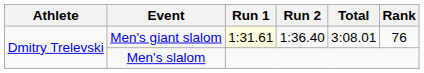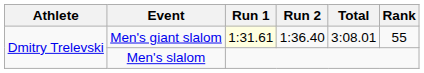(399, 37) 76 -> (399, 37) 55
